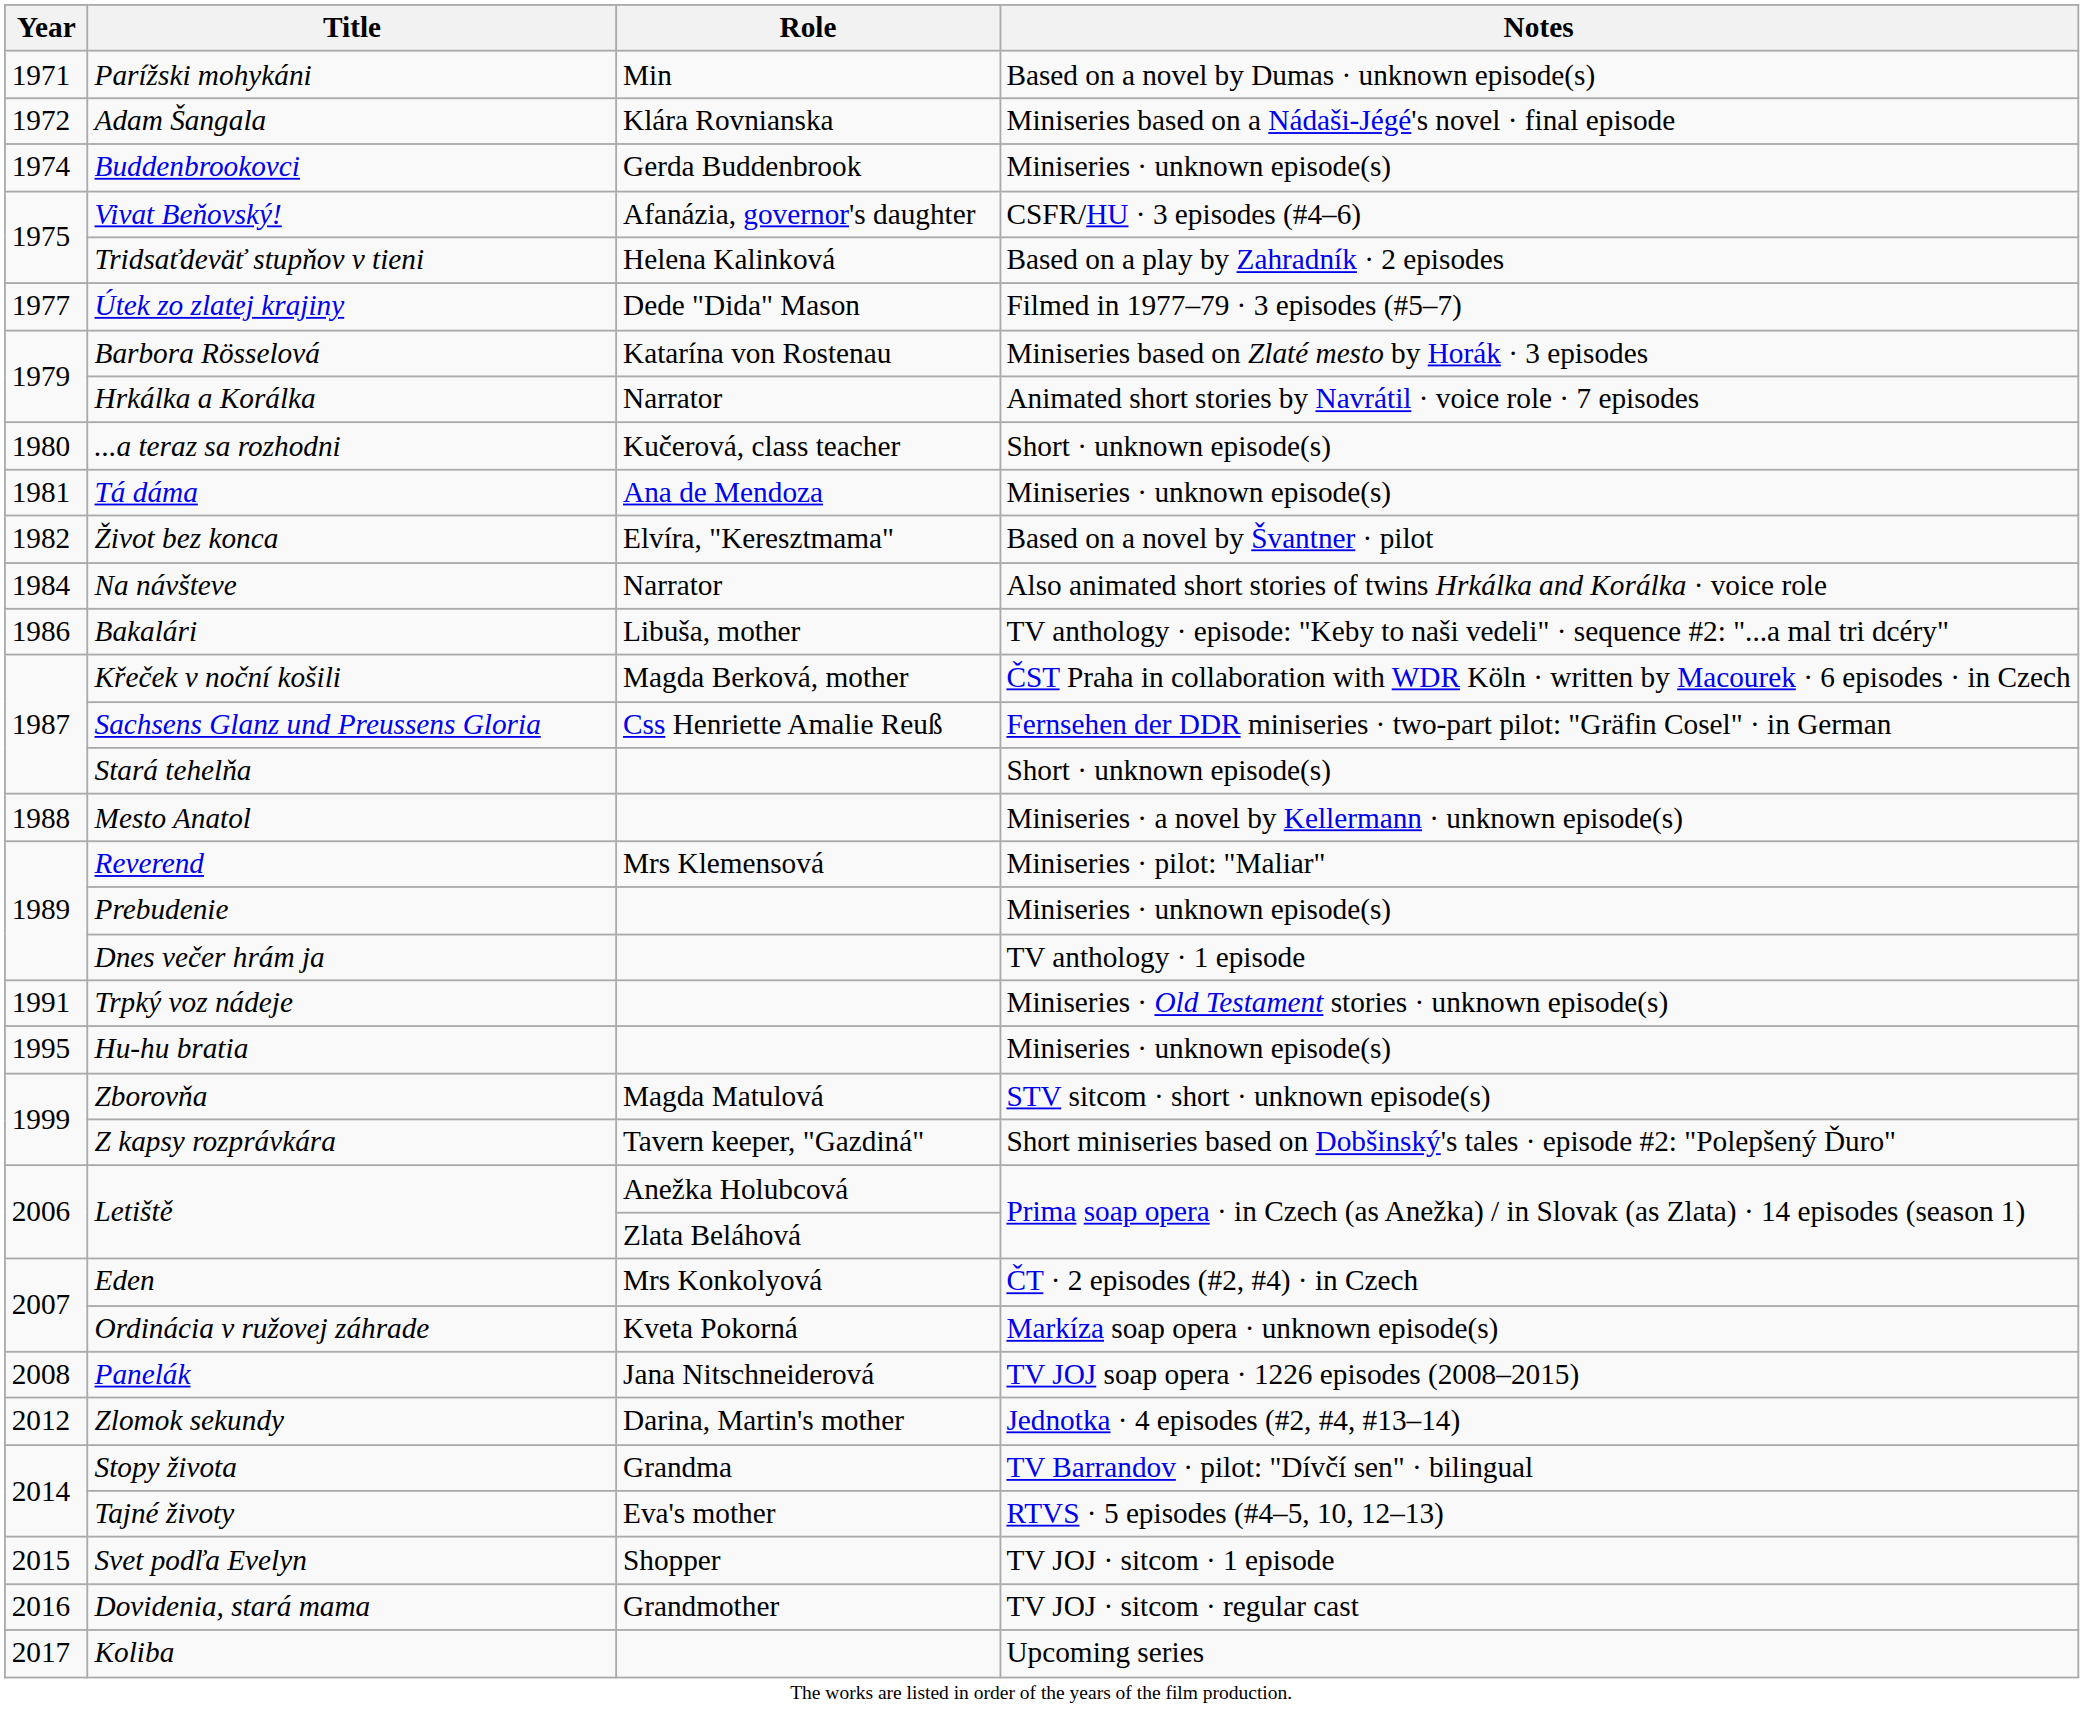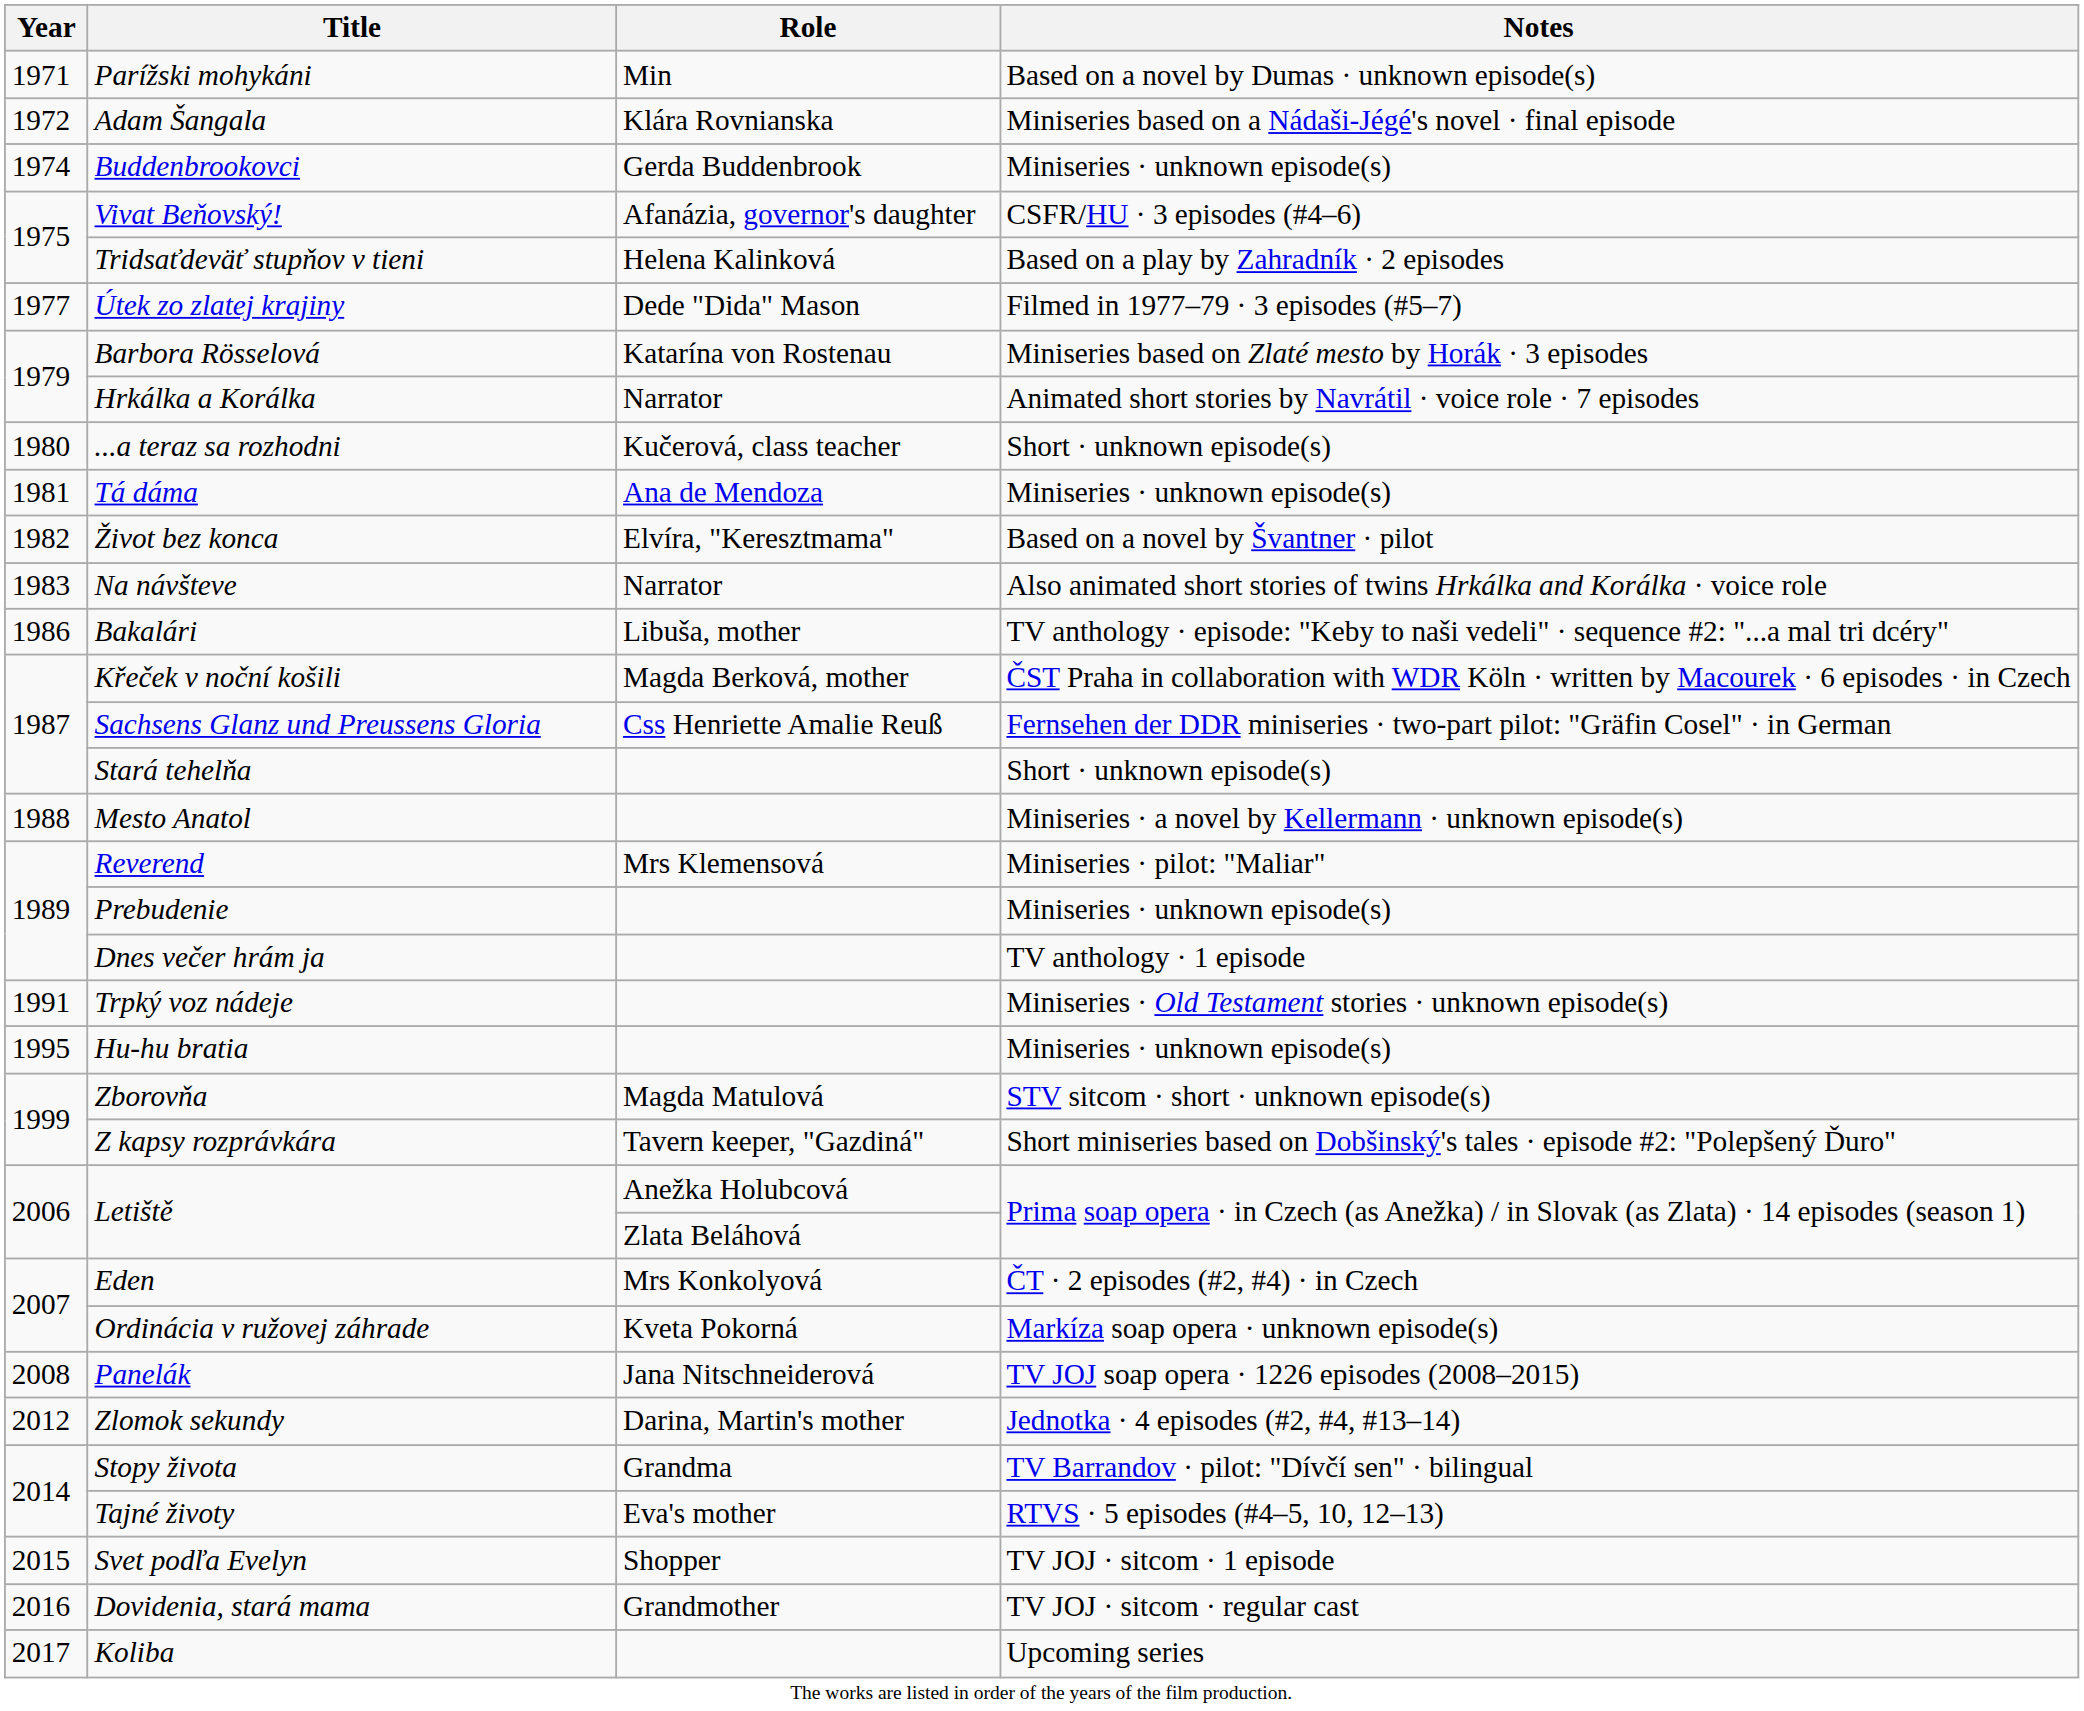(41, 584) 1984 -> (41, 584) 1983
